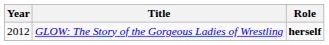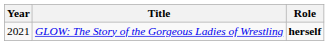(18, 31) 2012 -> (18, 31) 2021
